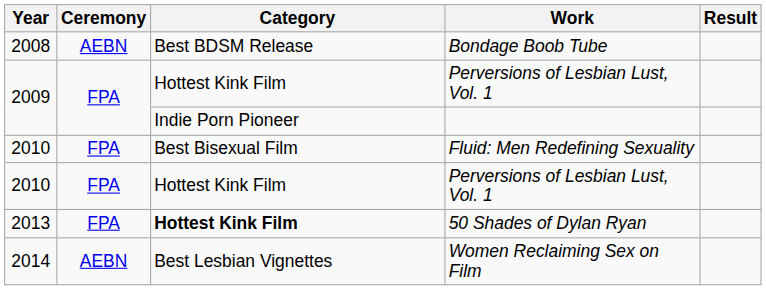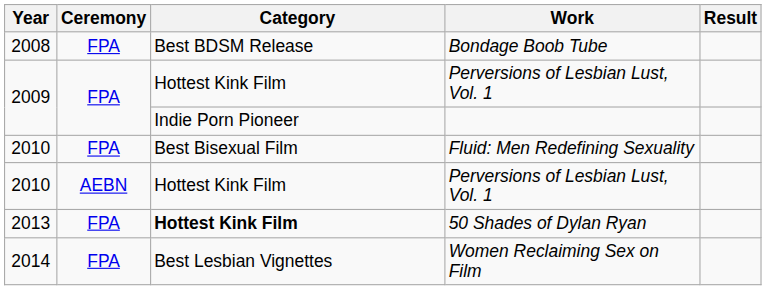(104, 45) AEBN -> (104, 45) FPA
(104, 186) FPA -> (104, 186) AEBN
(104, 260) AEBN -> (104, 260) FPA
